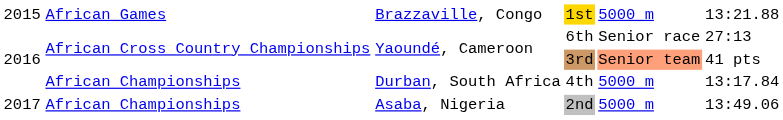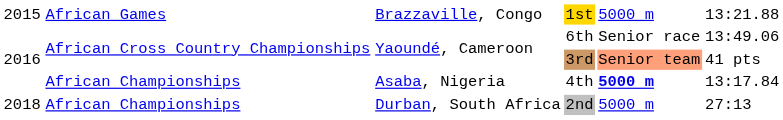(728, 37) 27:13 -> (742, 37) 13:49.06
(468, 82) Durban, South Africa -> (440, 82) Asaba, Nigeria
(626, 82) normal -> (626, 82) bold
(22, 105) 2017 -> (22, 105) 2018
(440, 105) Asaba, Nigeria -> (468, 105) Durban, South Africa
(742, 105) 13:49.06 -> (728, 105) 27:13
